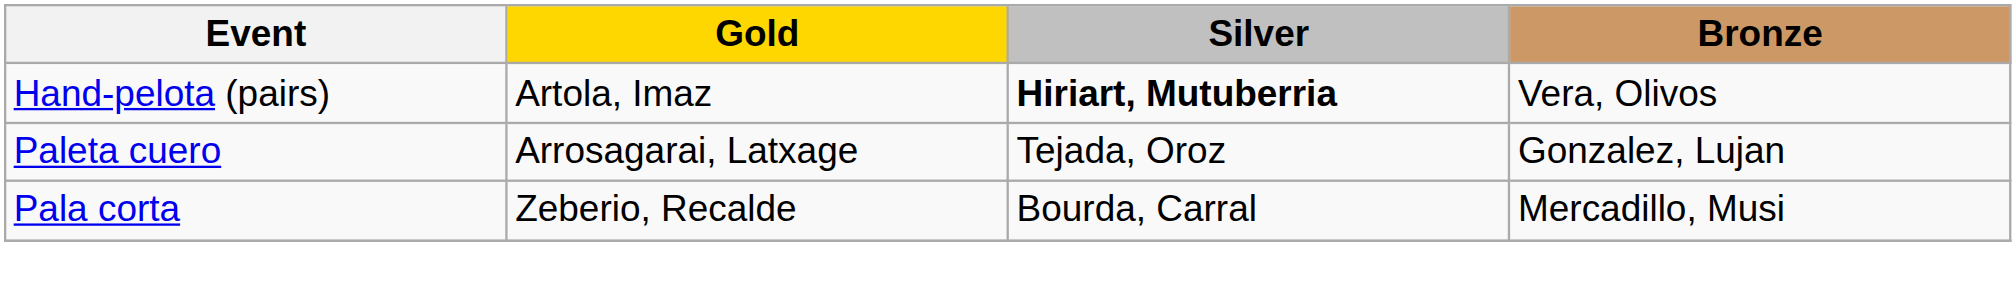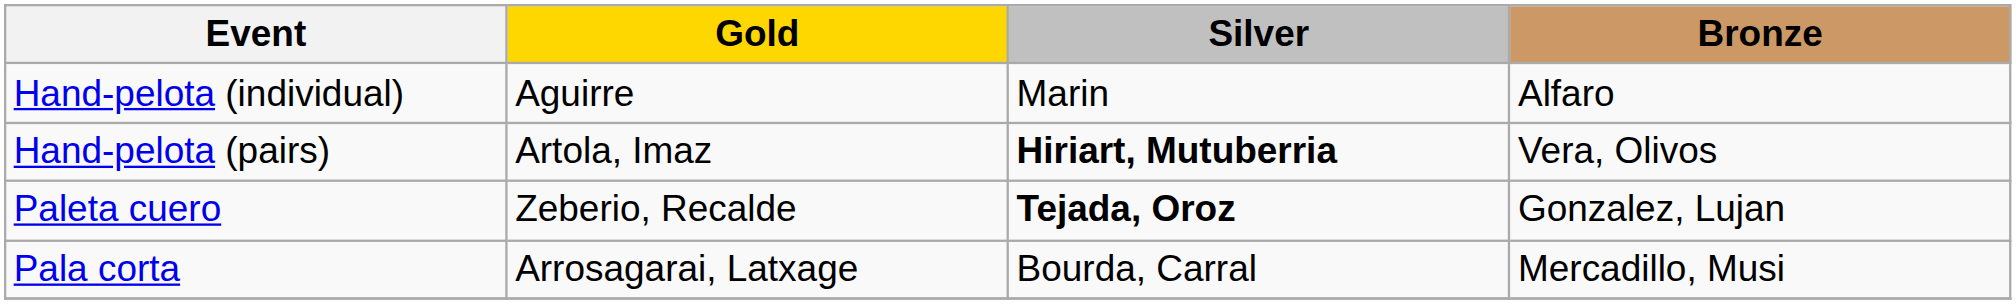+ row: (209, 92)
(687, 151) Arrosagarai, Latxage -> (656, 209) Zeberio, Recalde
(1121, 151) normal -> (1126, 209) bold
(656, 209) Zeberio, Recalde -> (687, 268) Arrosagarai, Latxage
